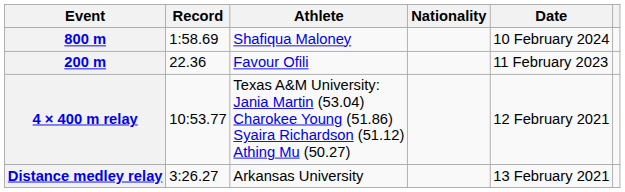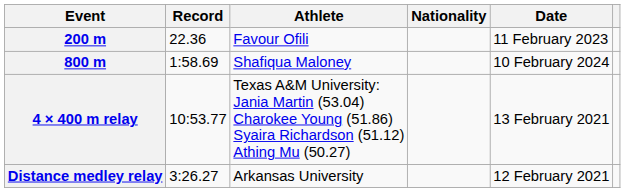rows swapped: (85, 62) <-> (85, 39)
(551, 119) 12 February 2021 -> (551, 119) 13 February 2021
(551, 175) 13 February 2021 -> (551, 175) 12 February 2021
